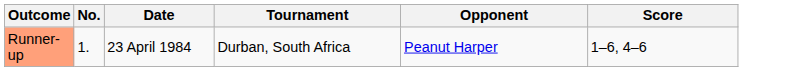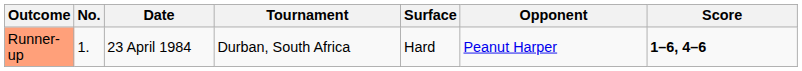+ column: (430, 15)
(619, 46) normal -> (678, 46) bold
